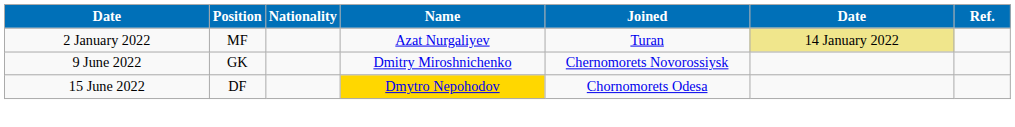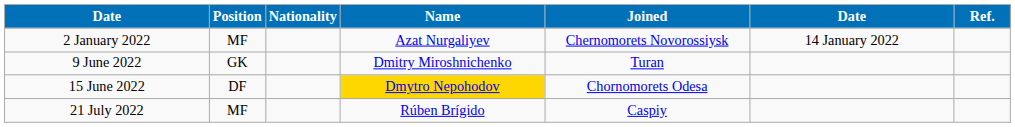(647, 40) Turan -> (647, 40) Chernomorets Novorossiysk
(852, 40) khaki background -> (852, 40) no background
(647, 63) Chernomorets Novorossiysk -> (647, 63) Turan
+ row: (107, 110)
